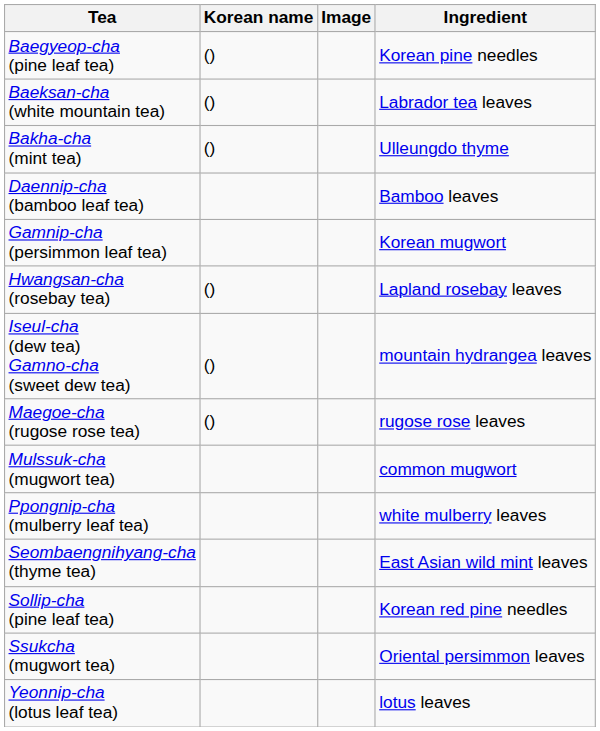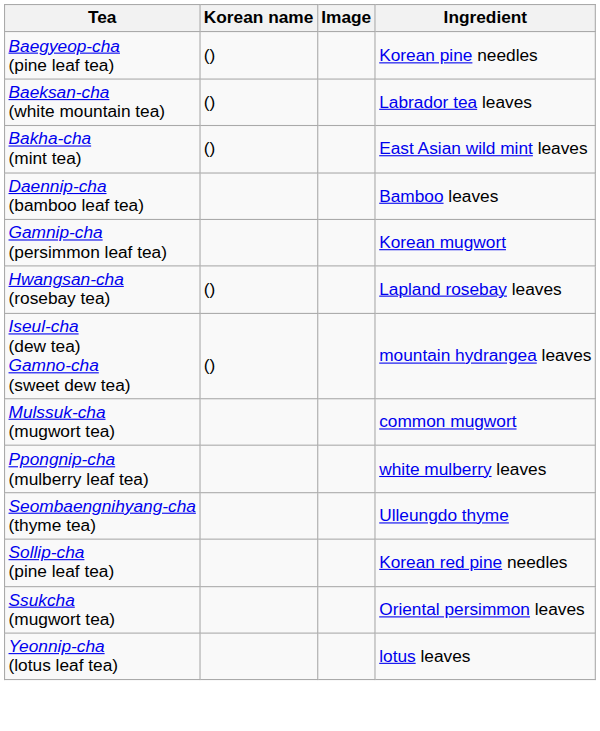(444, 149) Ulleungdo thyme -> (483, 149) East Asian wild mint leaves
- row: (74, 422)
(483, 562) East Asian wild mint leaves -> (444, 515) Ulleungdo thyme
